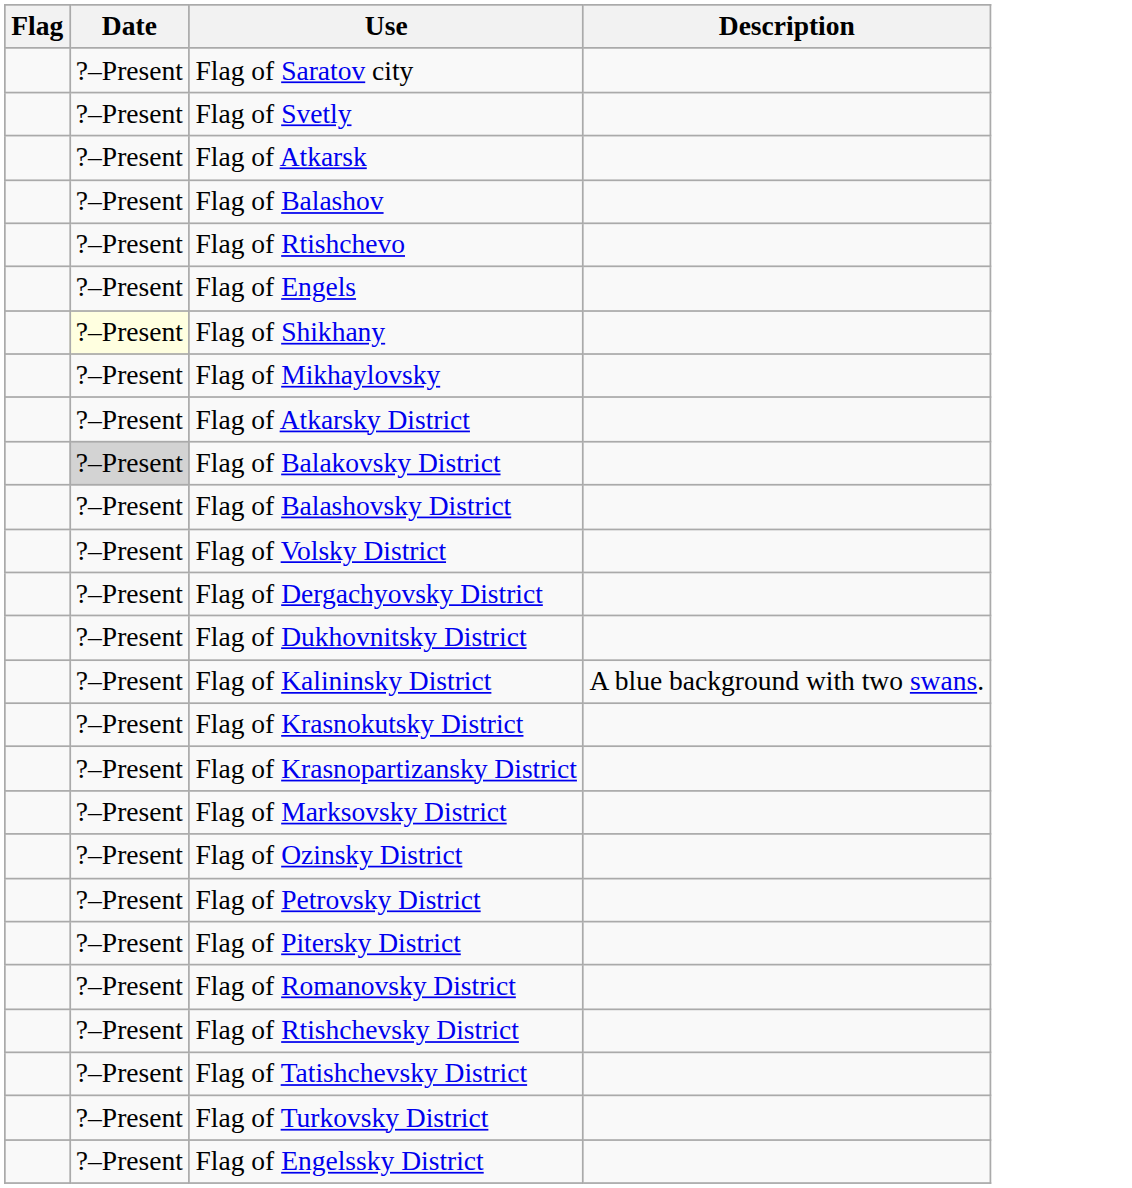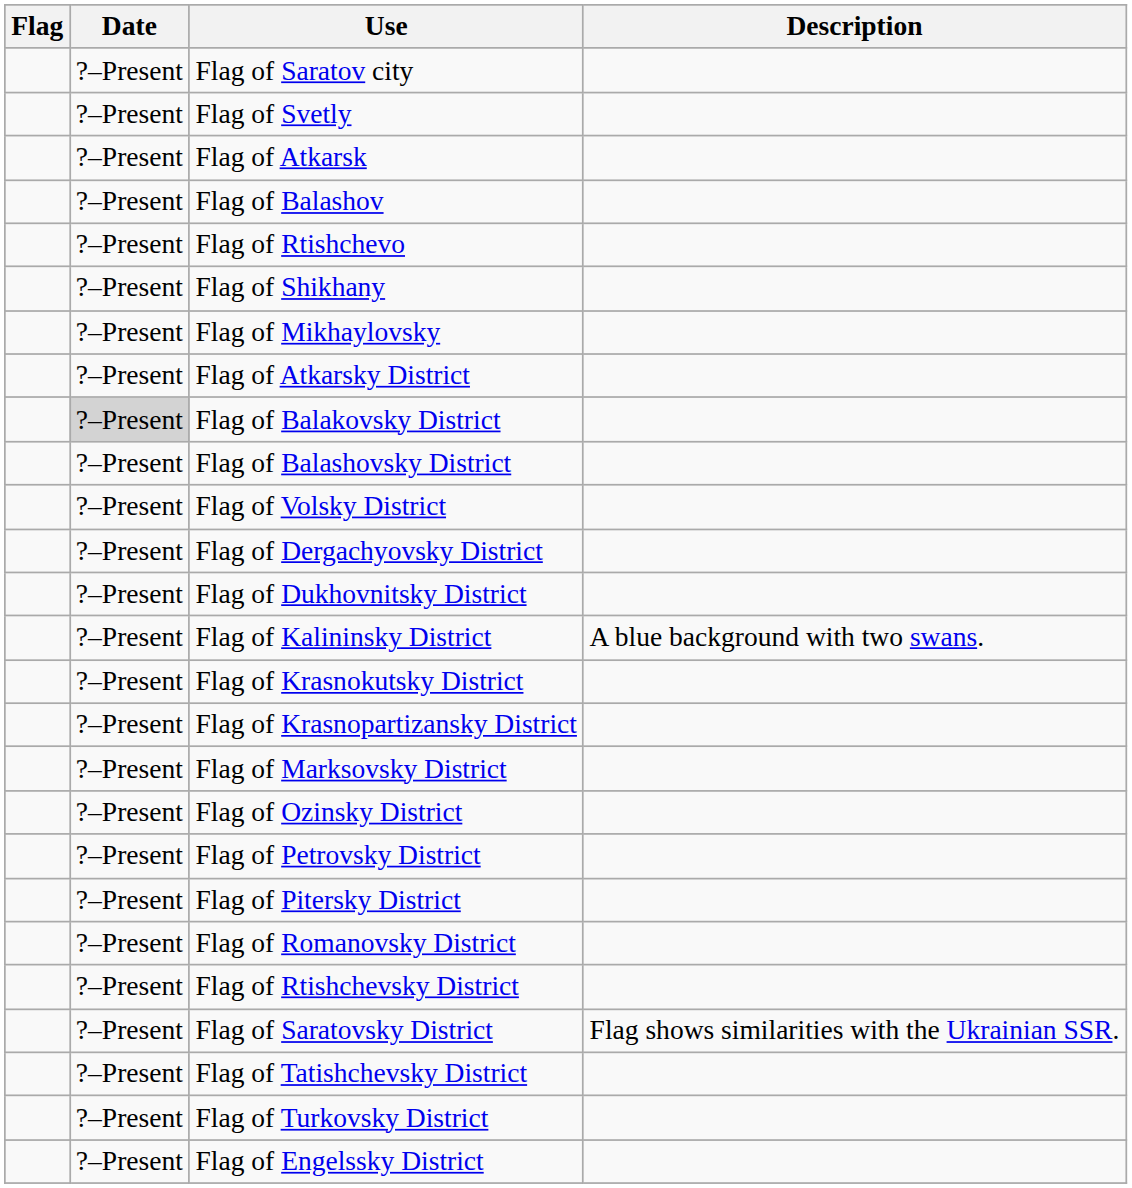- row: (276, 288)
(129, 331) lightyellow background -> (129, 288) no background
+ row: (344, 1030)
